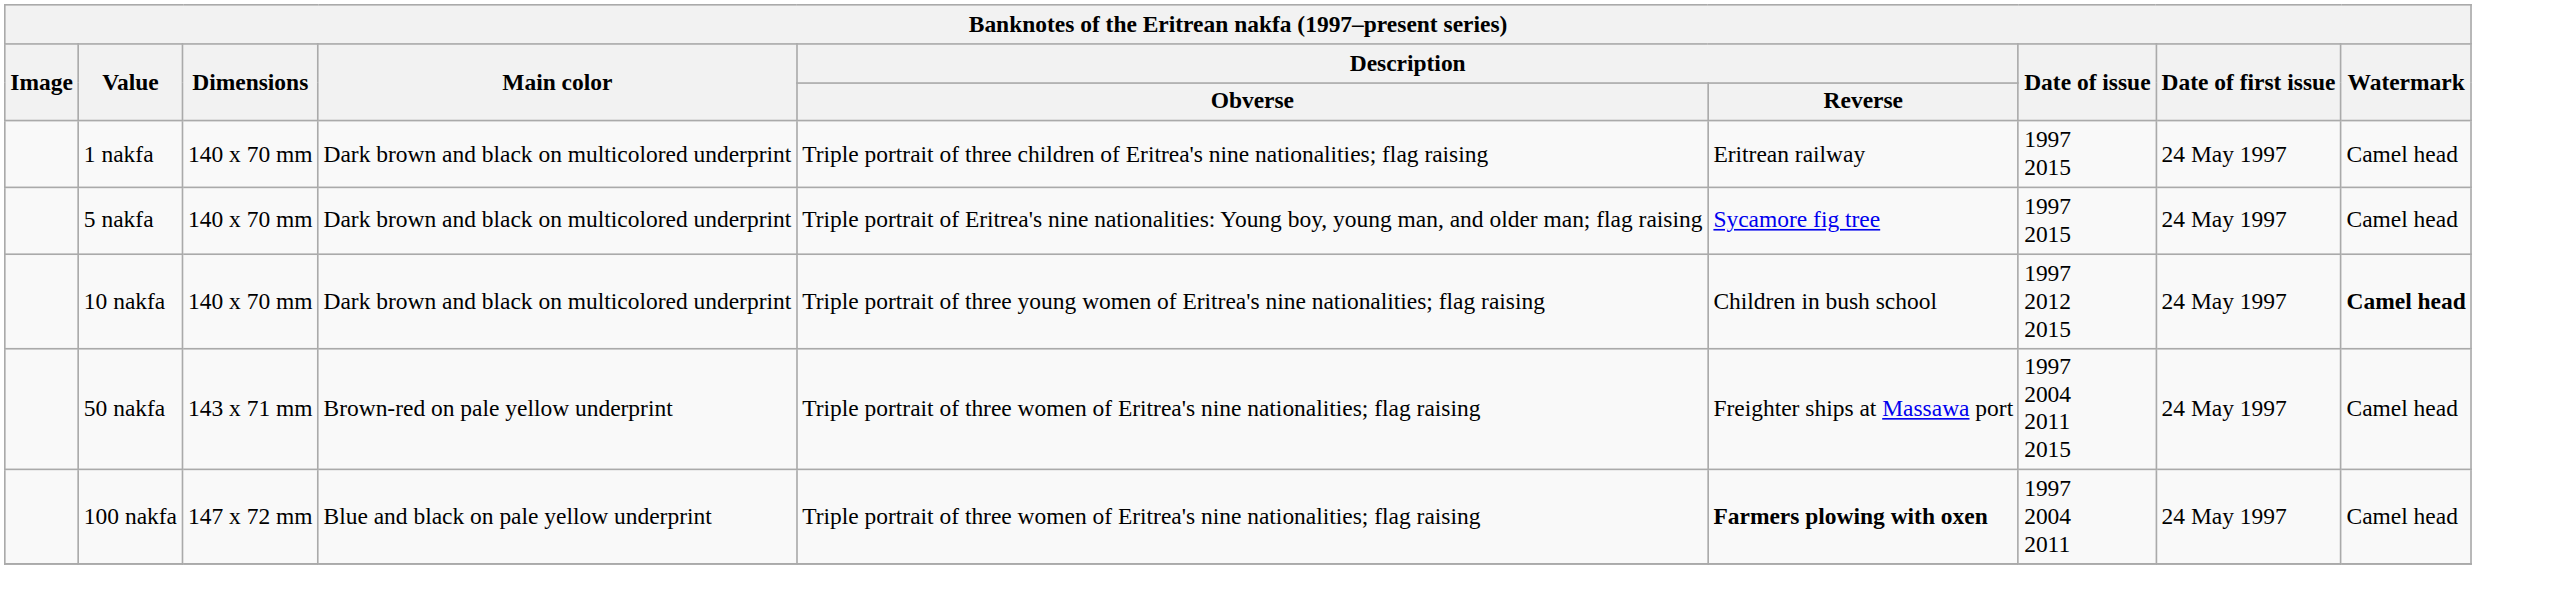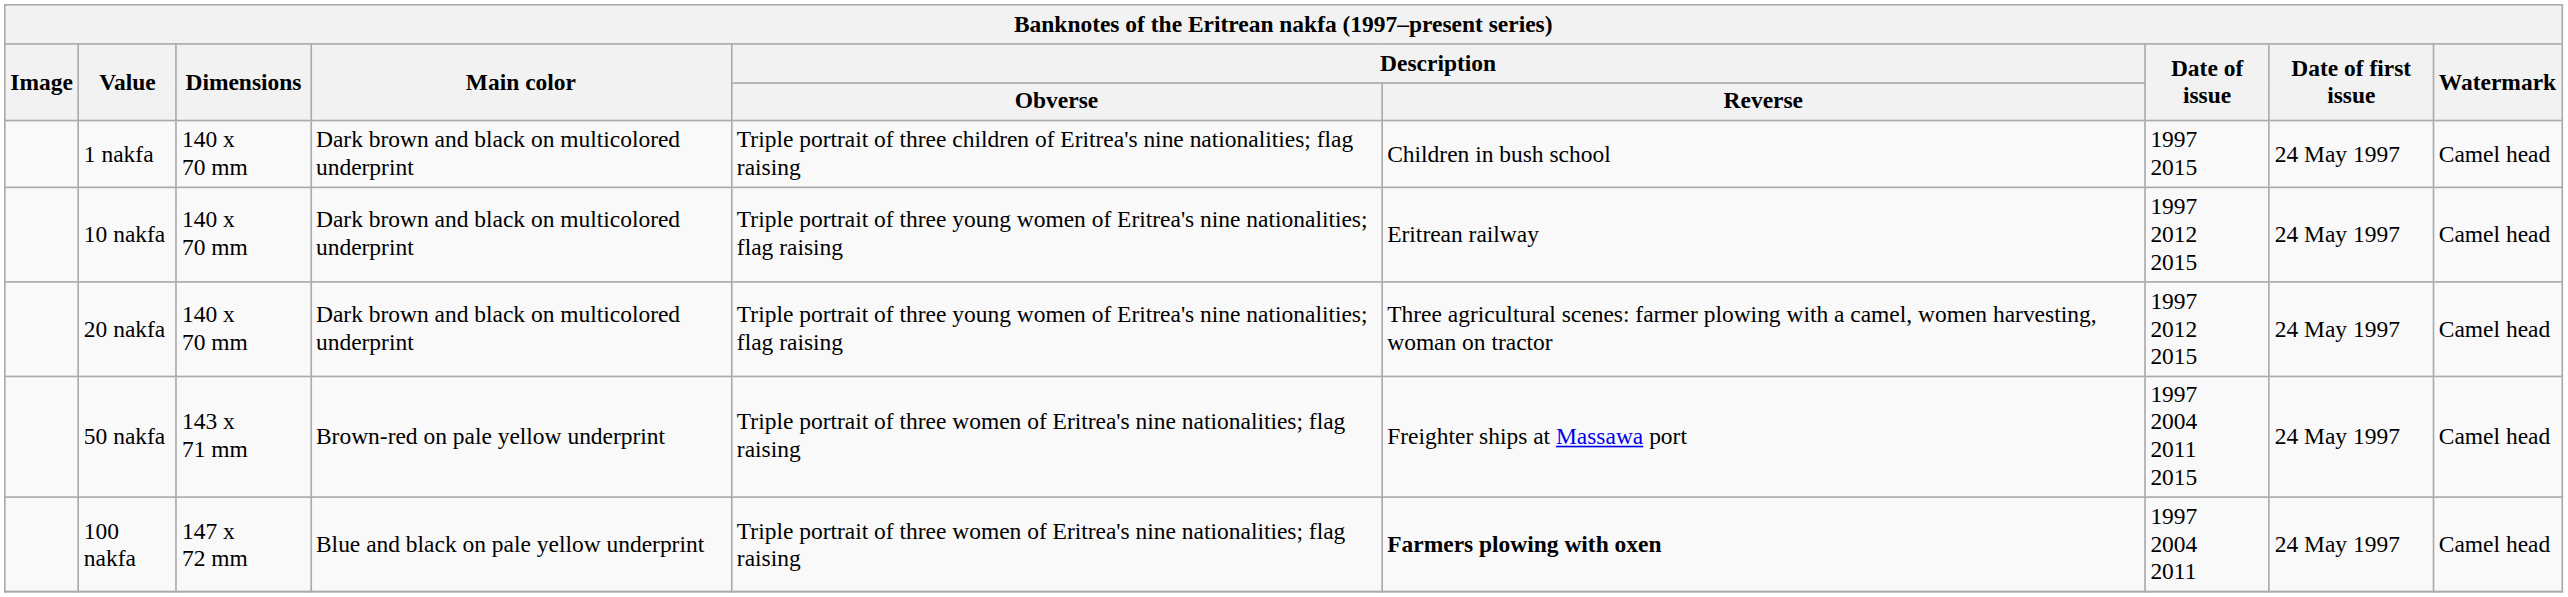(1789, 154) Eritrean railway -> (1499, 154) Children in bush school
- row: (119, 220)
(1825, 300) Children in bush school -> (1463, 234) Eritrean railway
(2406, 300) bold -> (2494, 234) normal
+ row: (125, 328)
